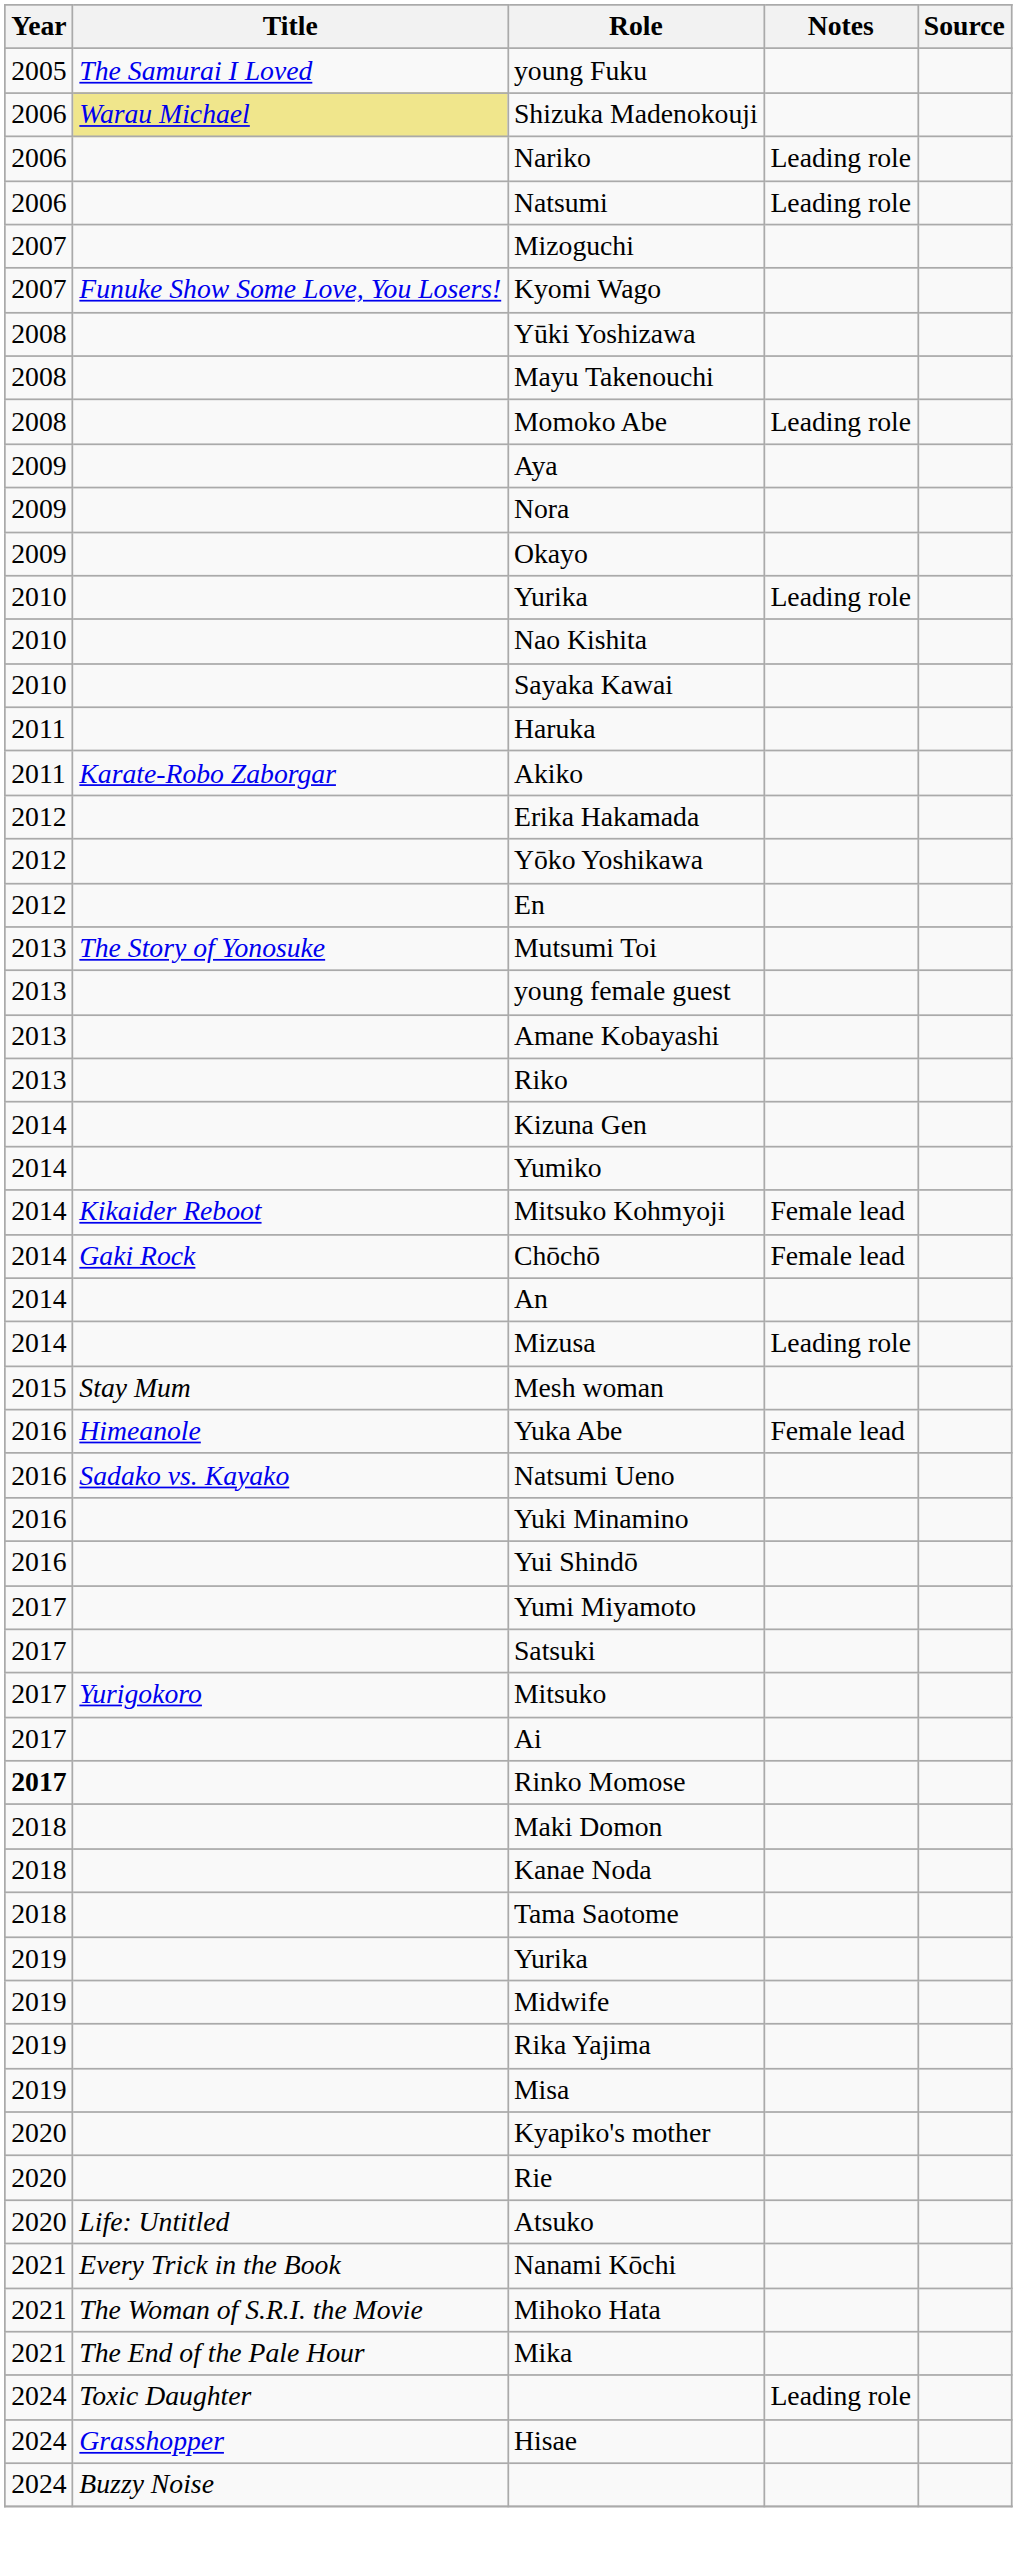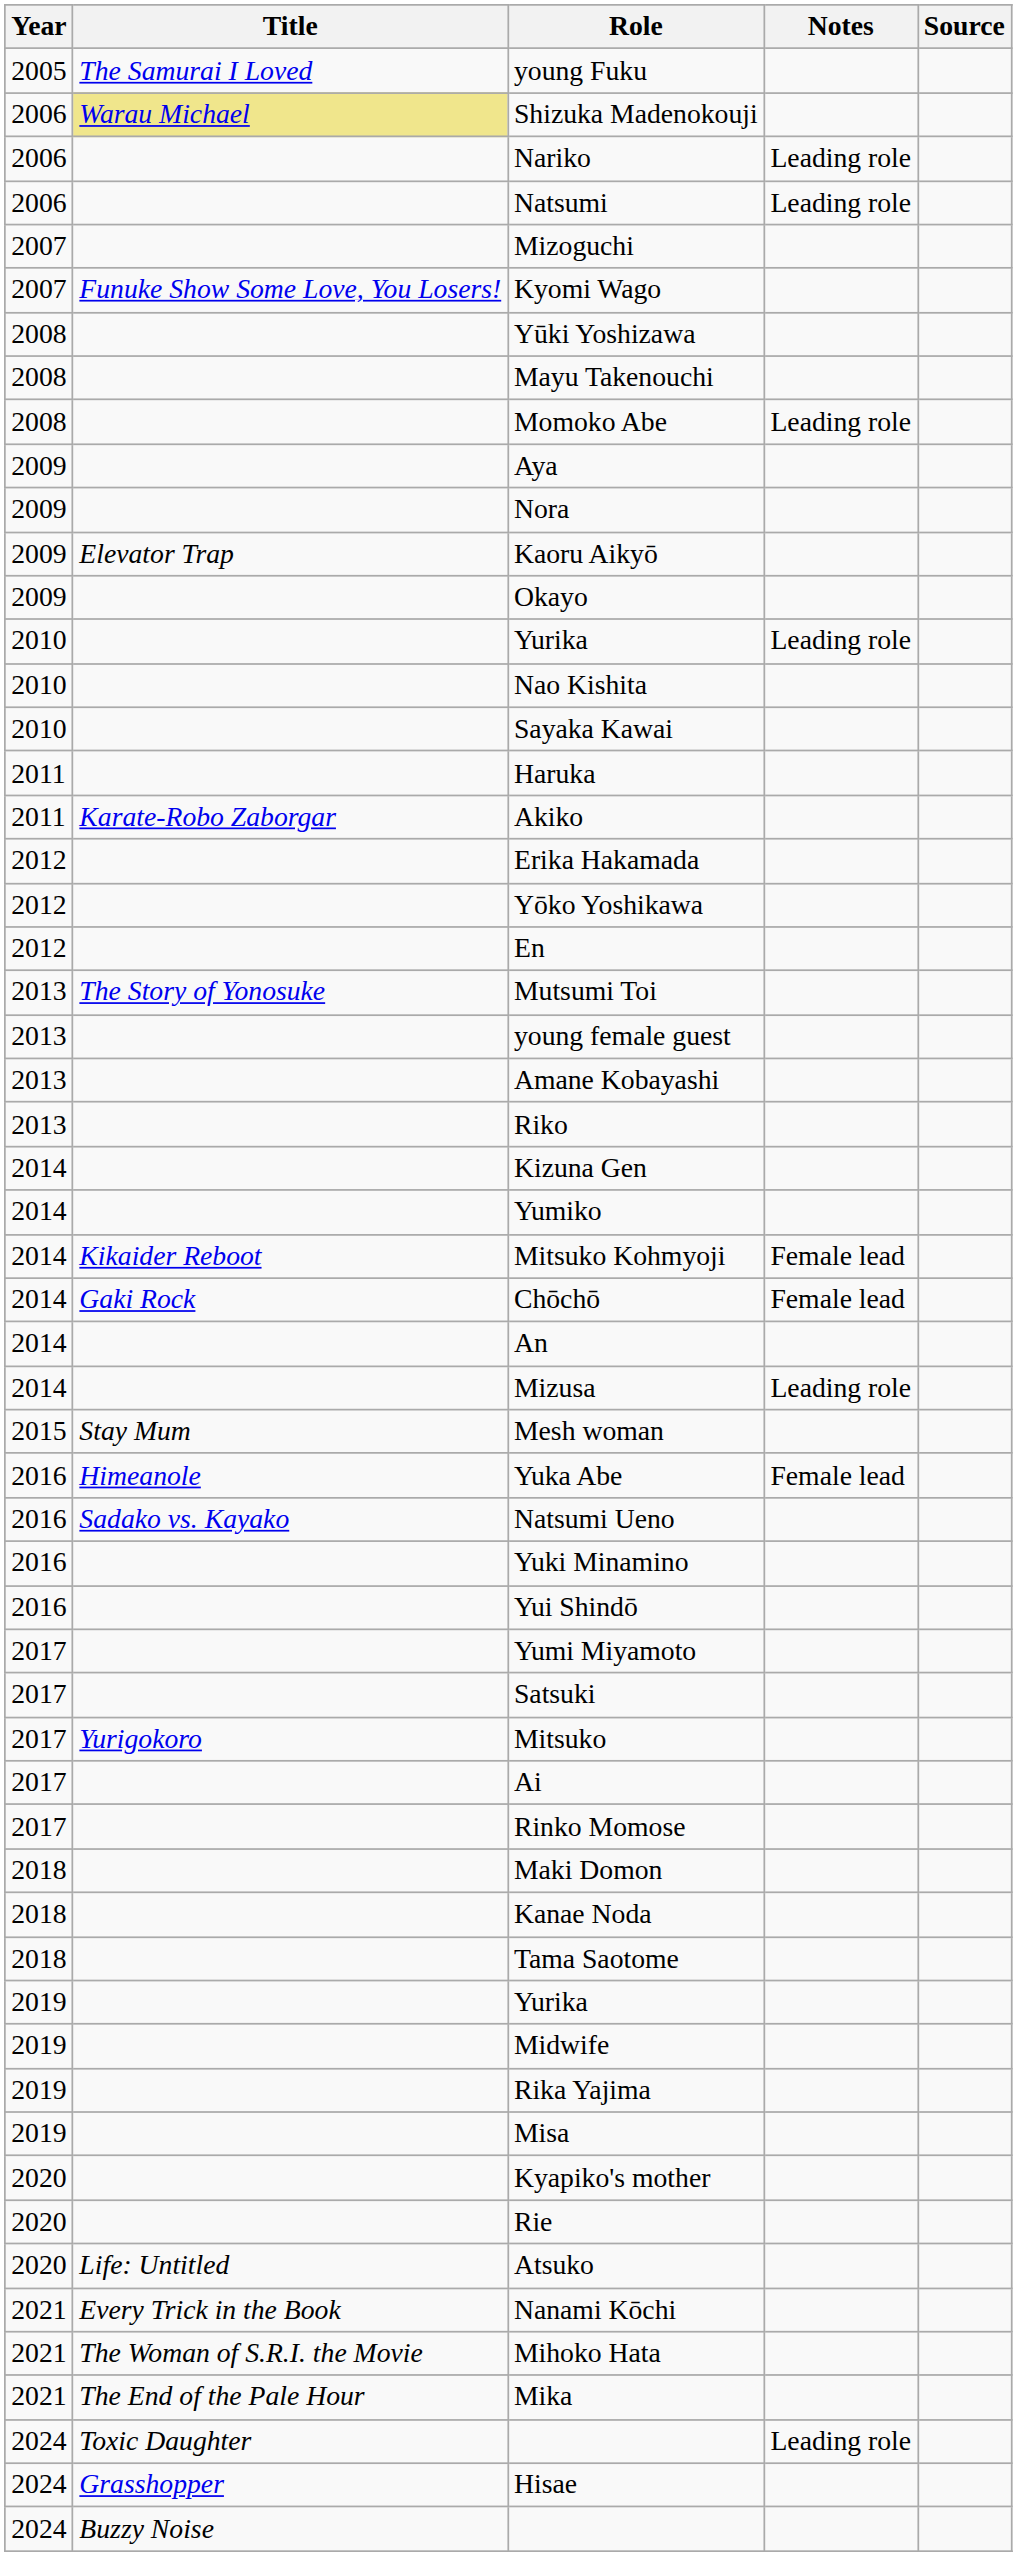+ row: (586, 553)
(39, 1782) bold -> (39, 1826) normal
